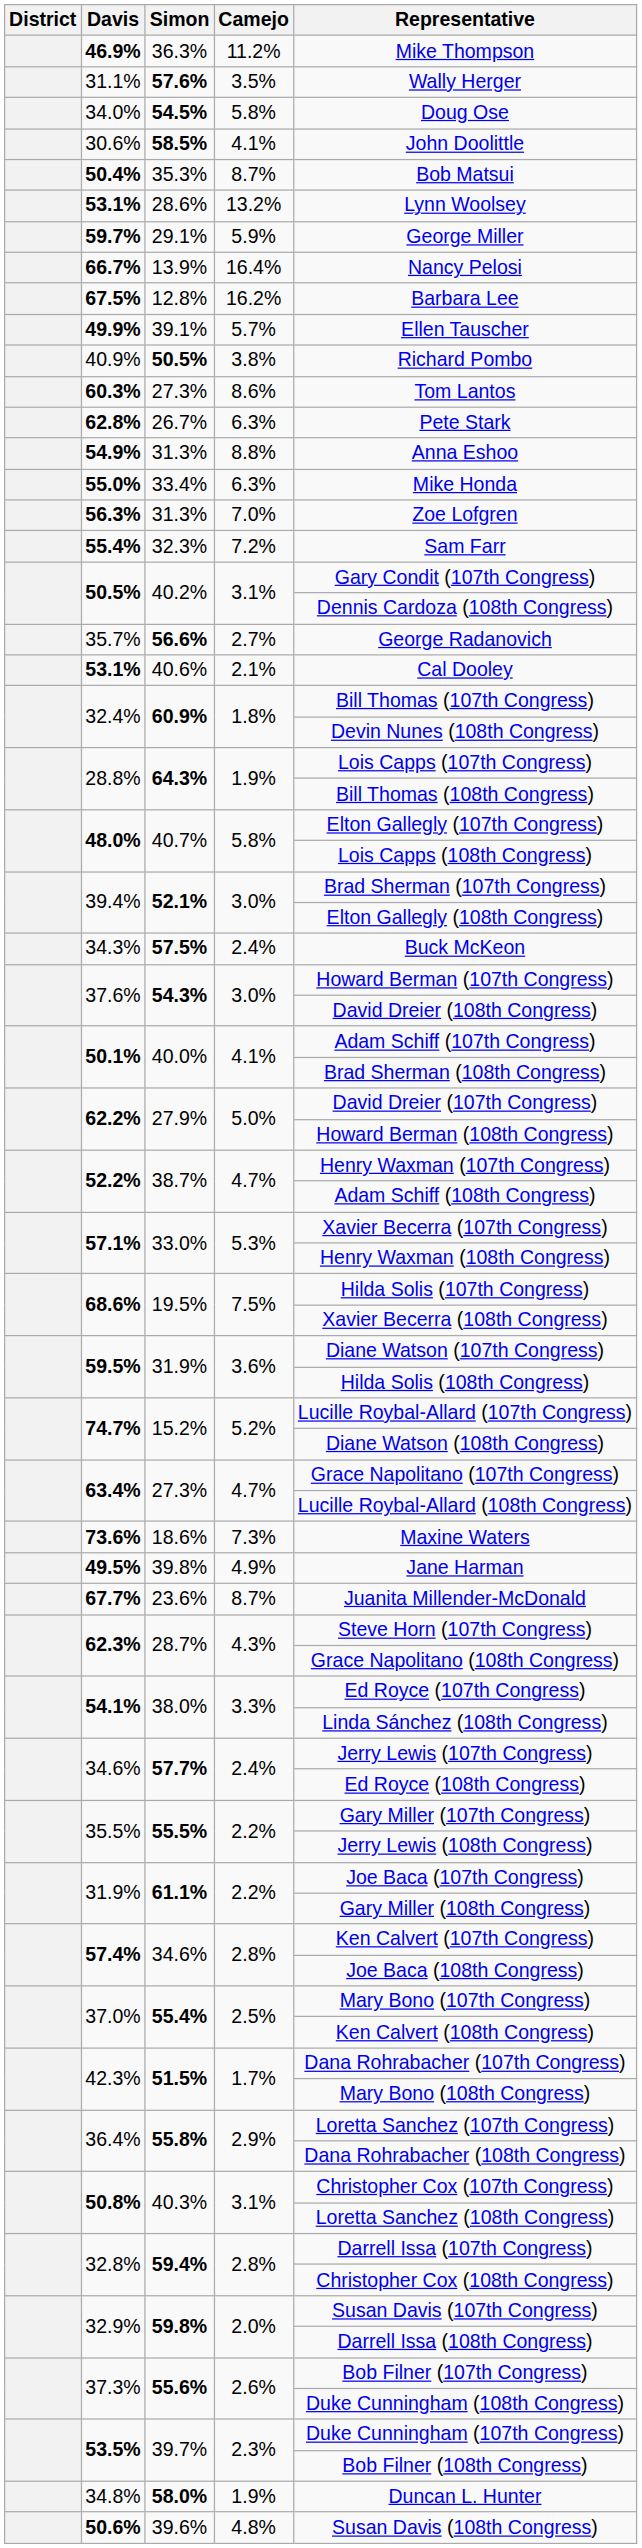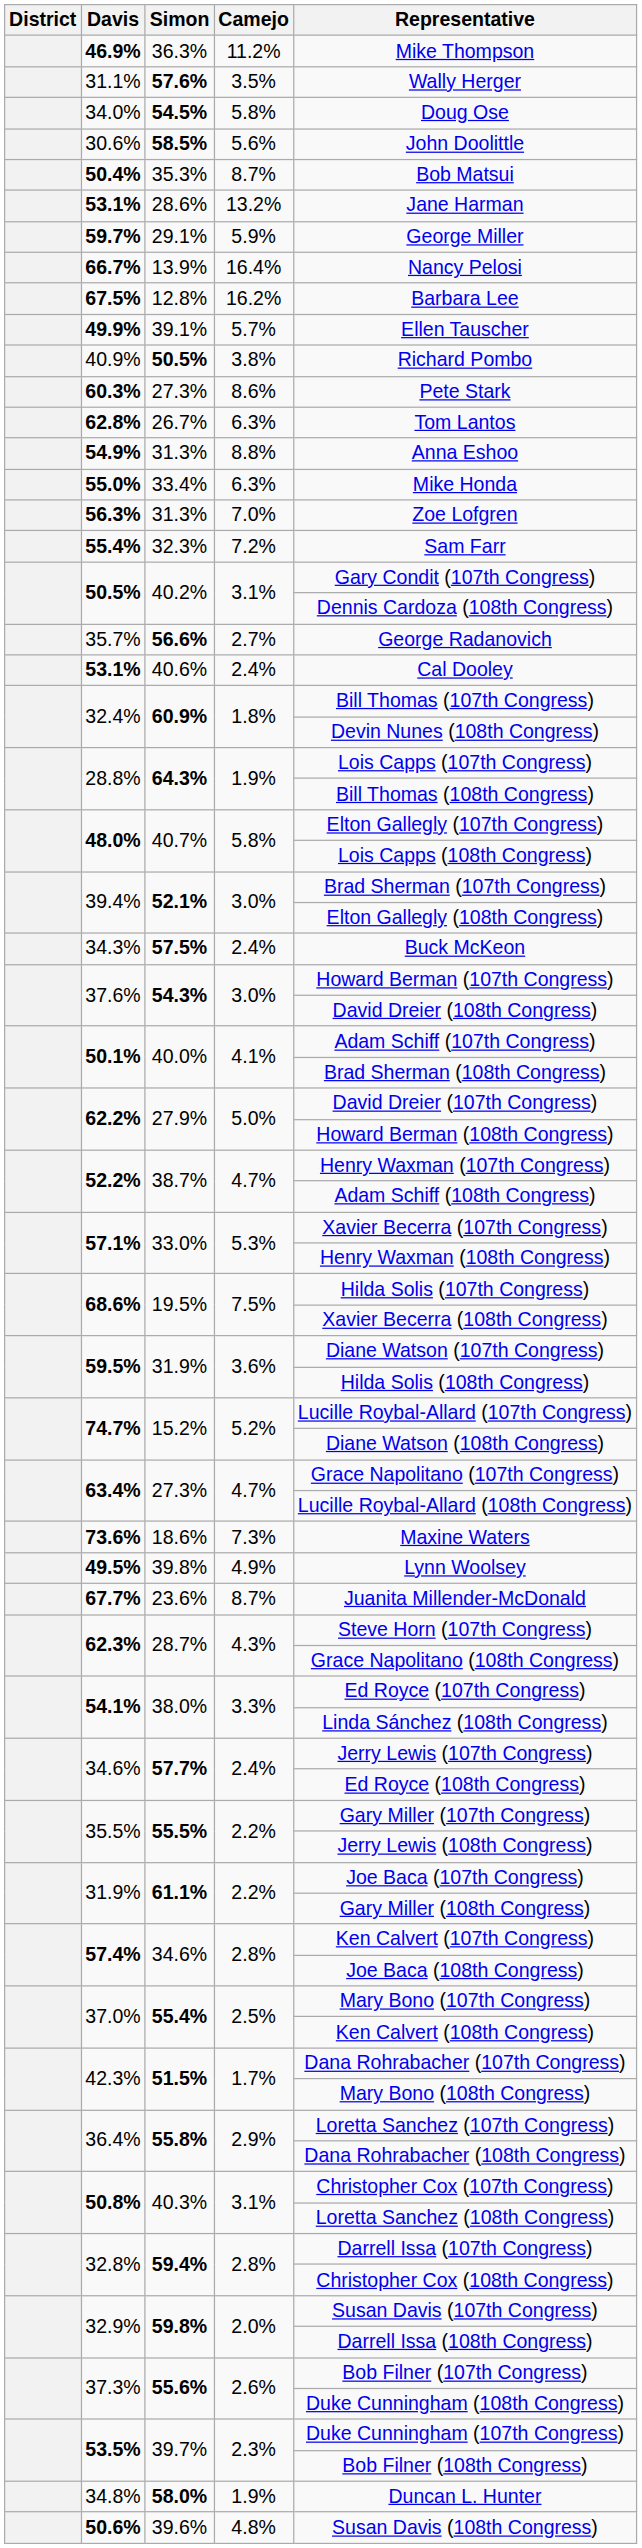(254, 143) 4.1% -> (254, 143) 5.6%
(465, 205) Lynn Woolsey -> (465, 205) Jane Harman
(465, 391) Tom Lantos -> (465, 391) Pete Stark
(465, 422) Pete Stark -> (465, 422) Tom Lantos
(254, 670) 2.1% -> (254, 670) 2.4%
(465, 1567) Jane Harman -> (465, 1567) Lynn Woolsey
